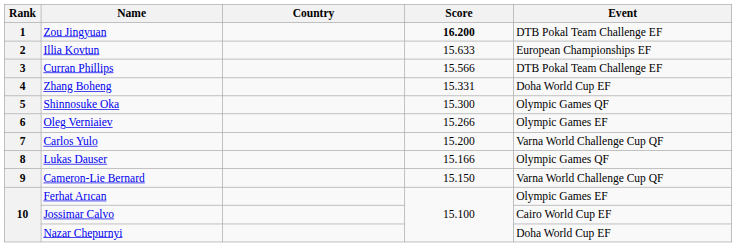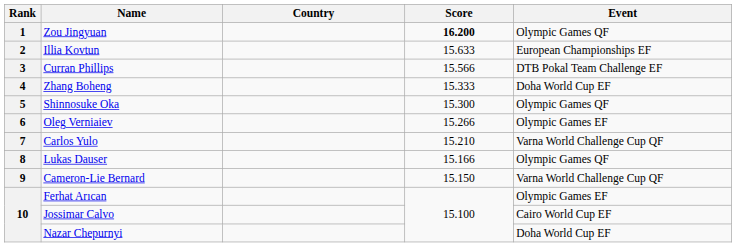(589, 31) DTB Pokal Team Challenge EF -> (563, 31) Olympic Games QF
(459, 86) 15.331 -> (459, 86) 15.333
(459, 141) 15.200 -> (459, 141) 15.210
